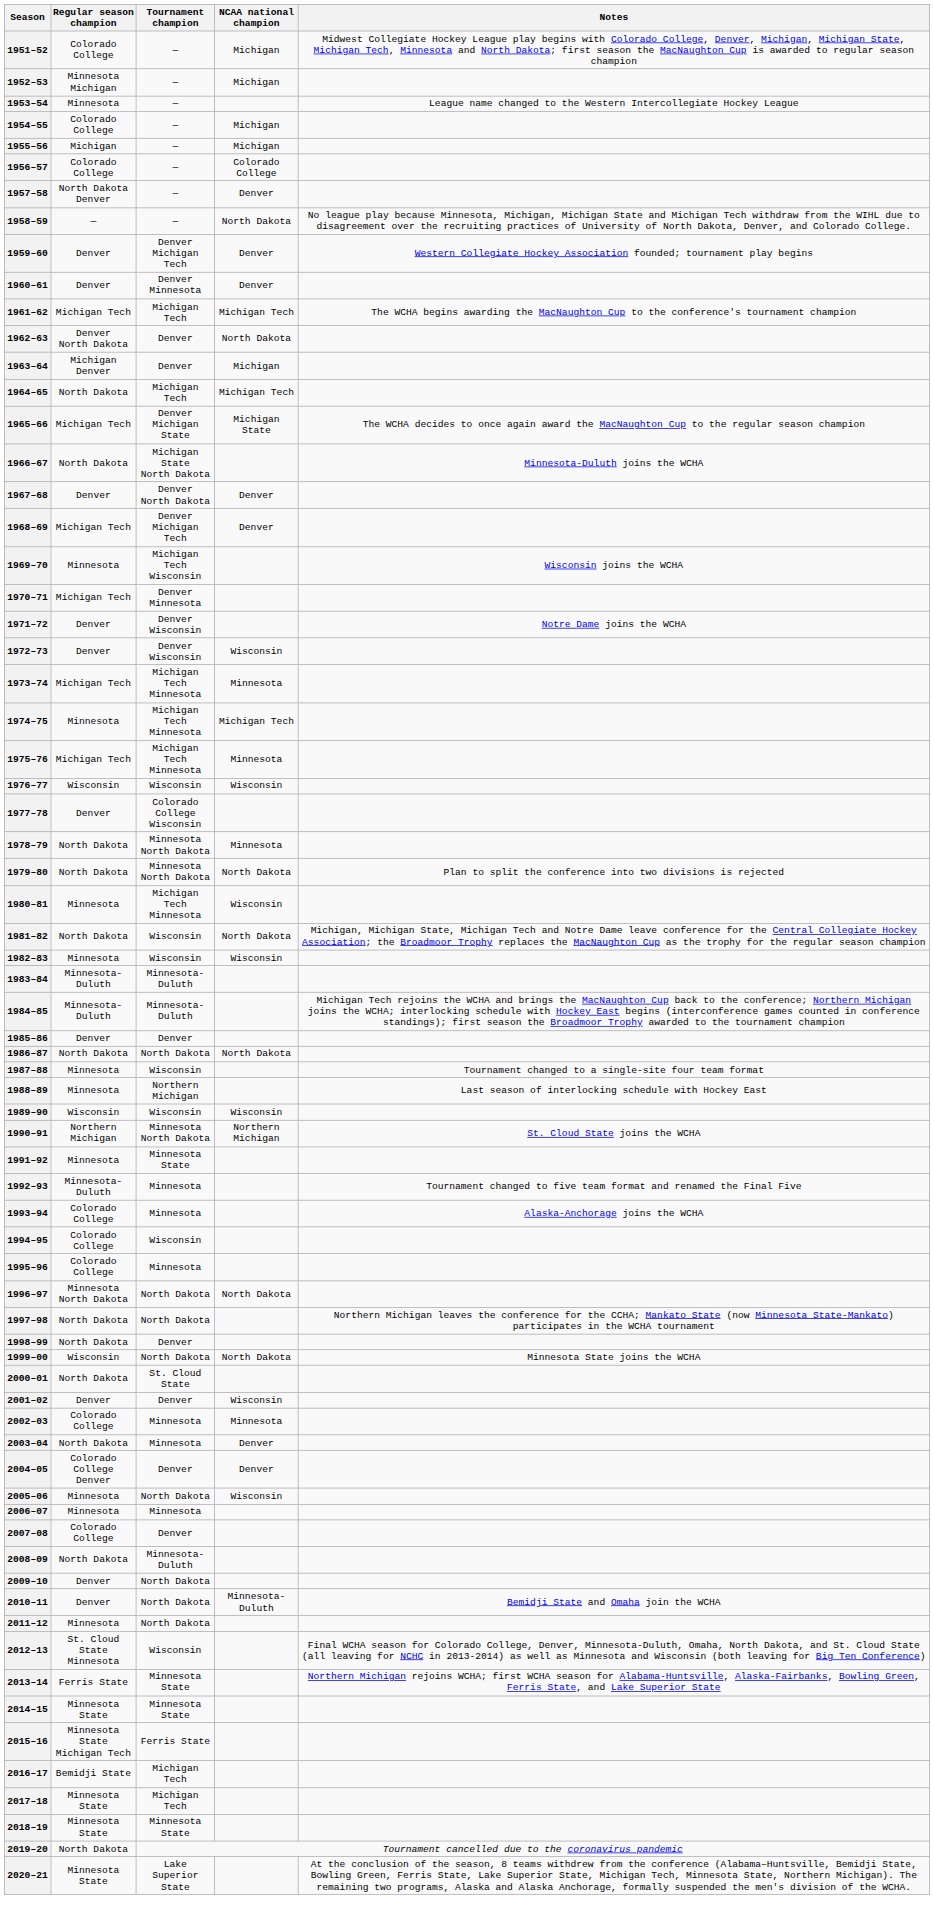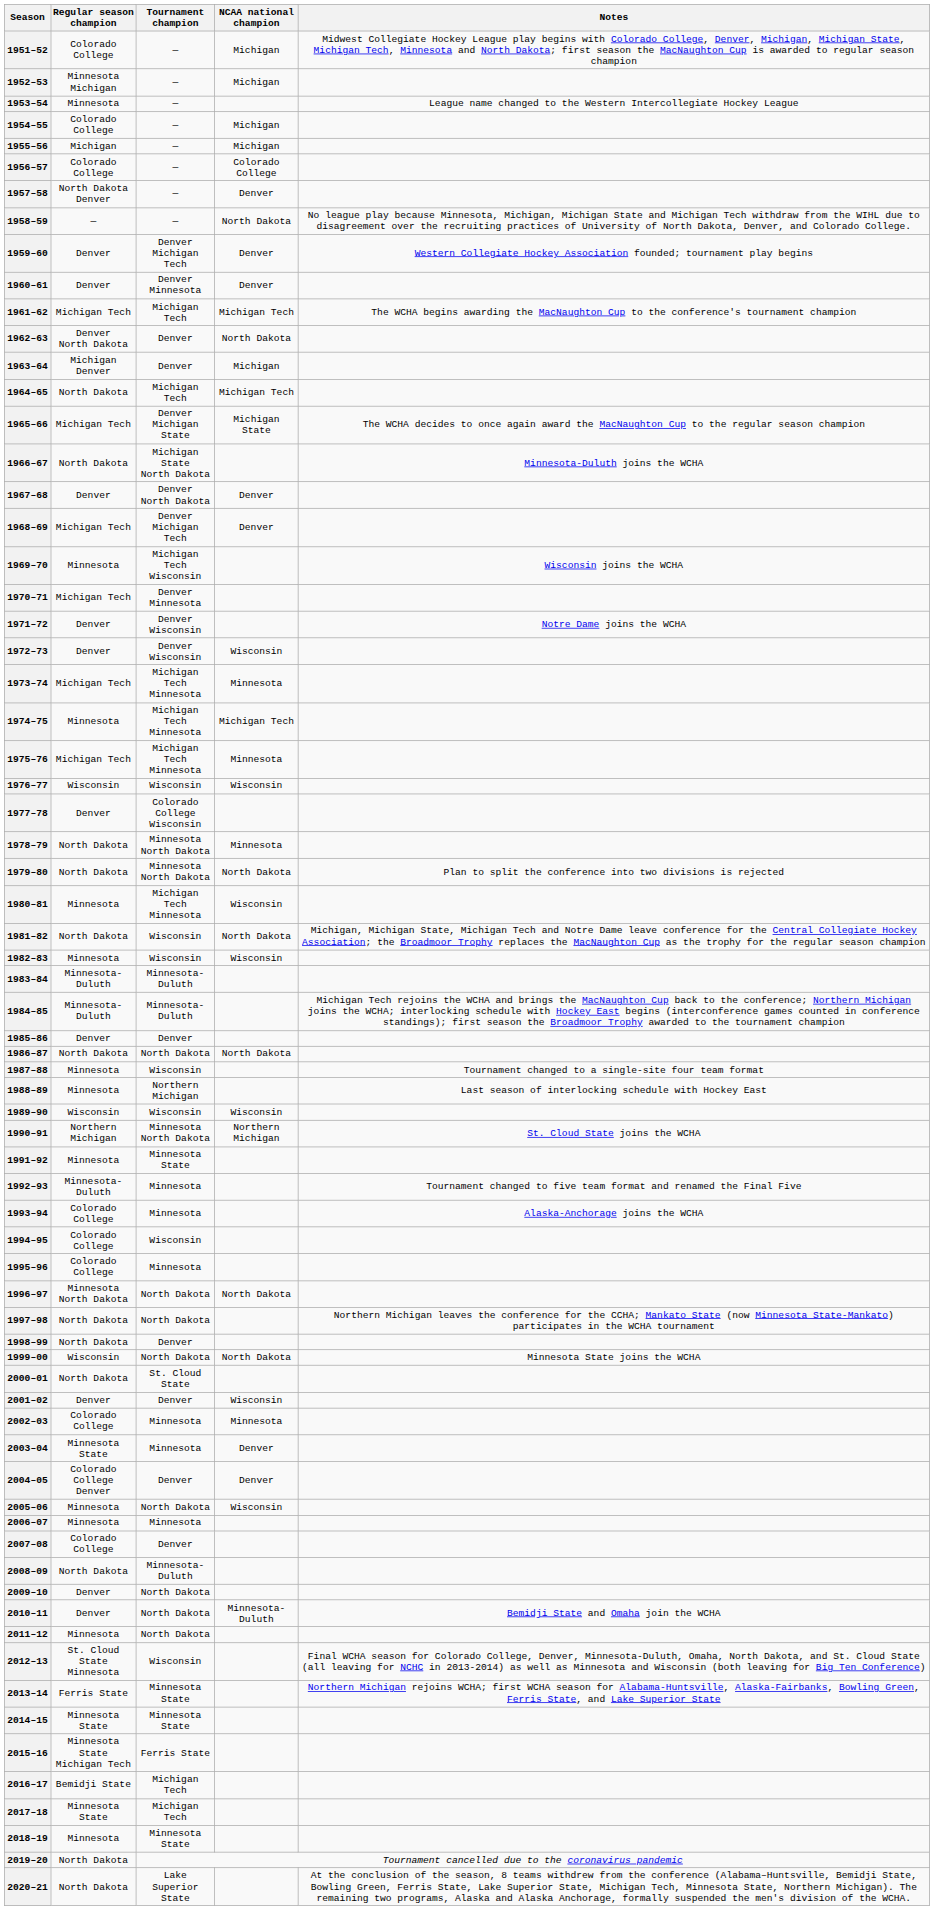(93, 1443) North Dakota -> (93, 1448) Minnesota State
(93, 1828) Minnesota State -> (93, 1839) Minnesota
(93, 1876) Minnesota State -> (93, 1887) North Dakota
